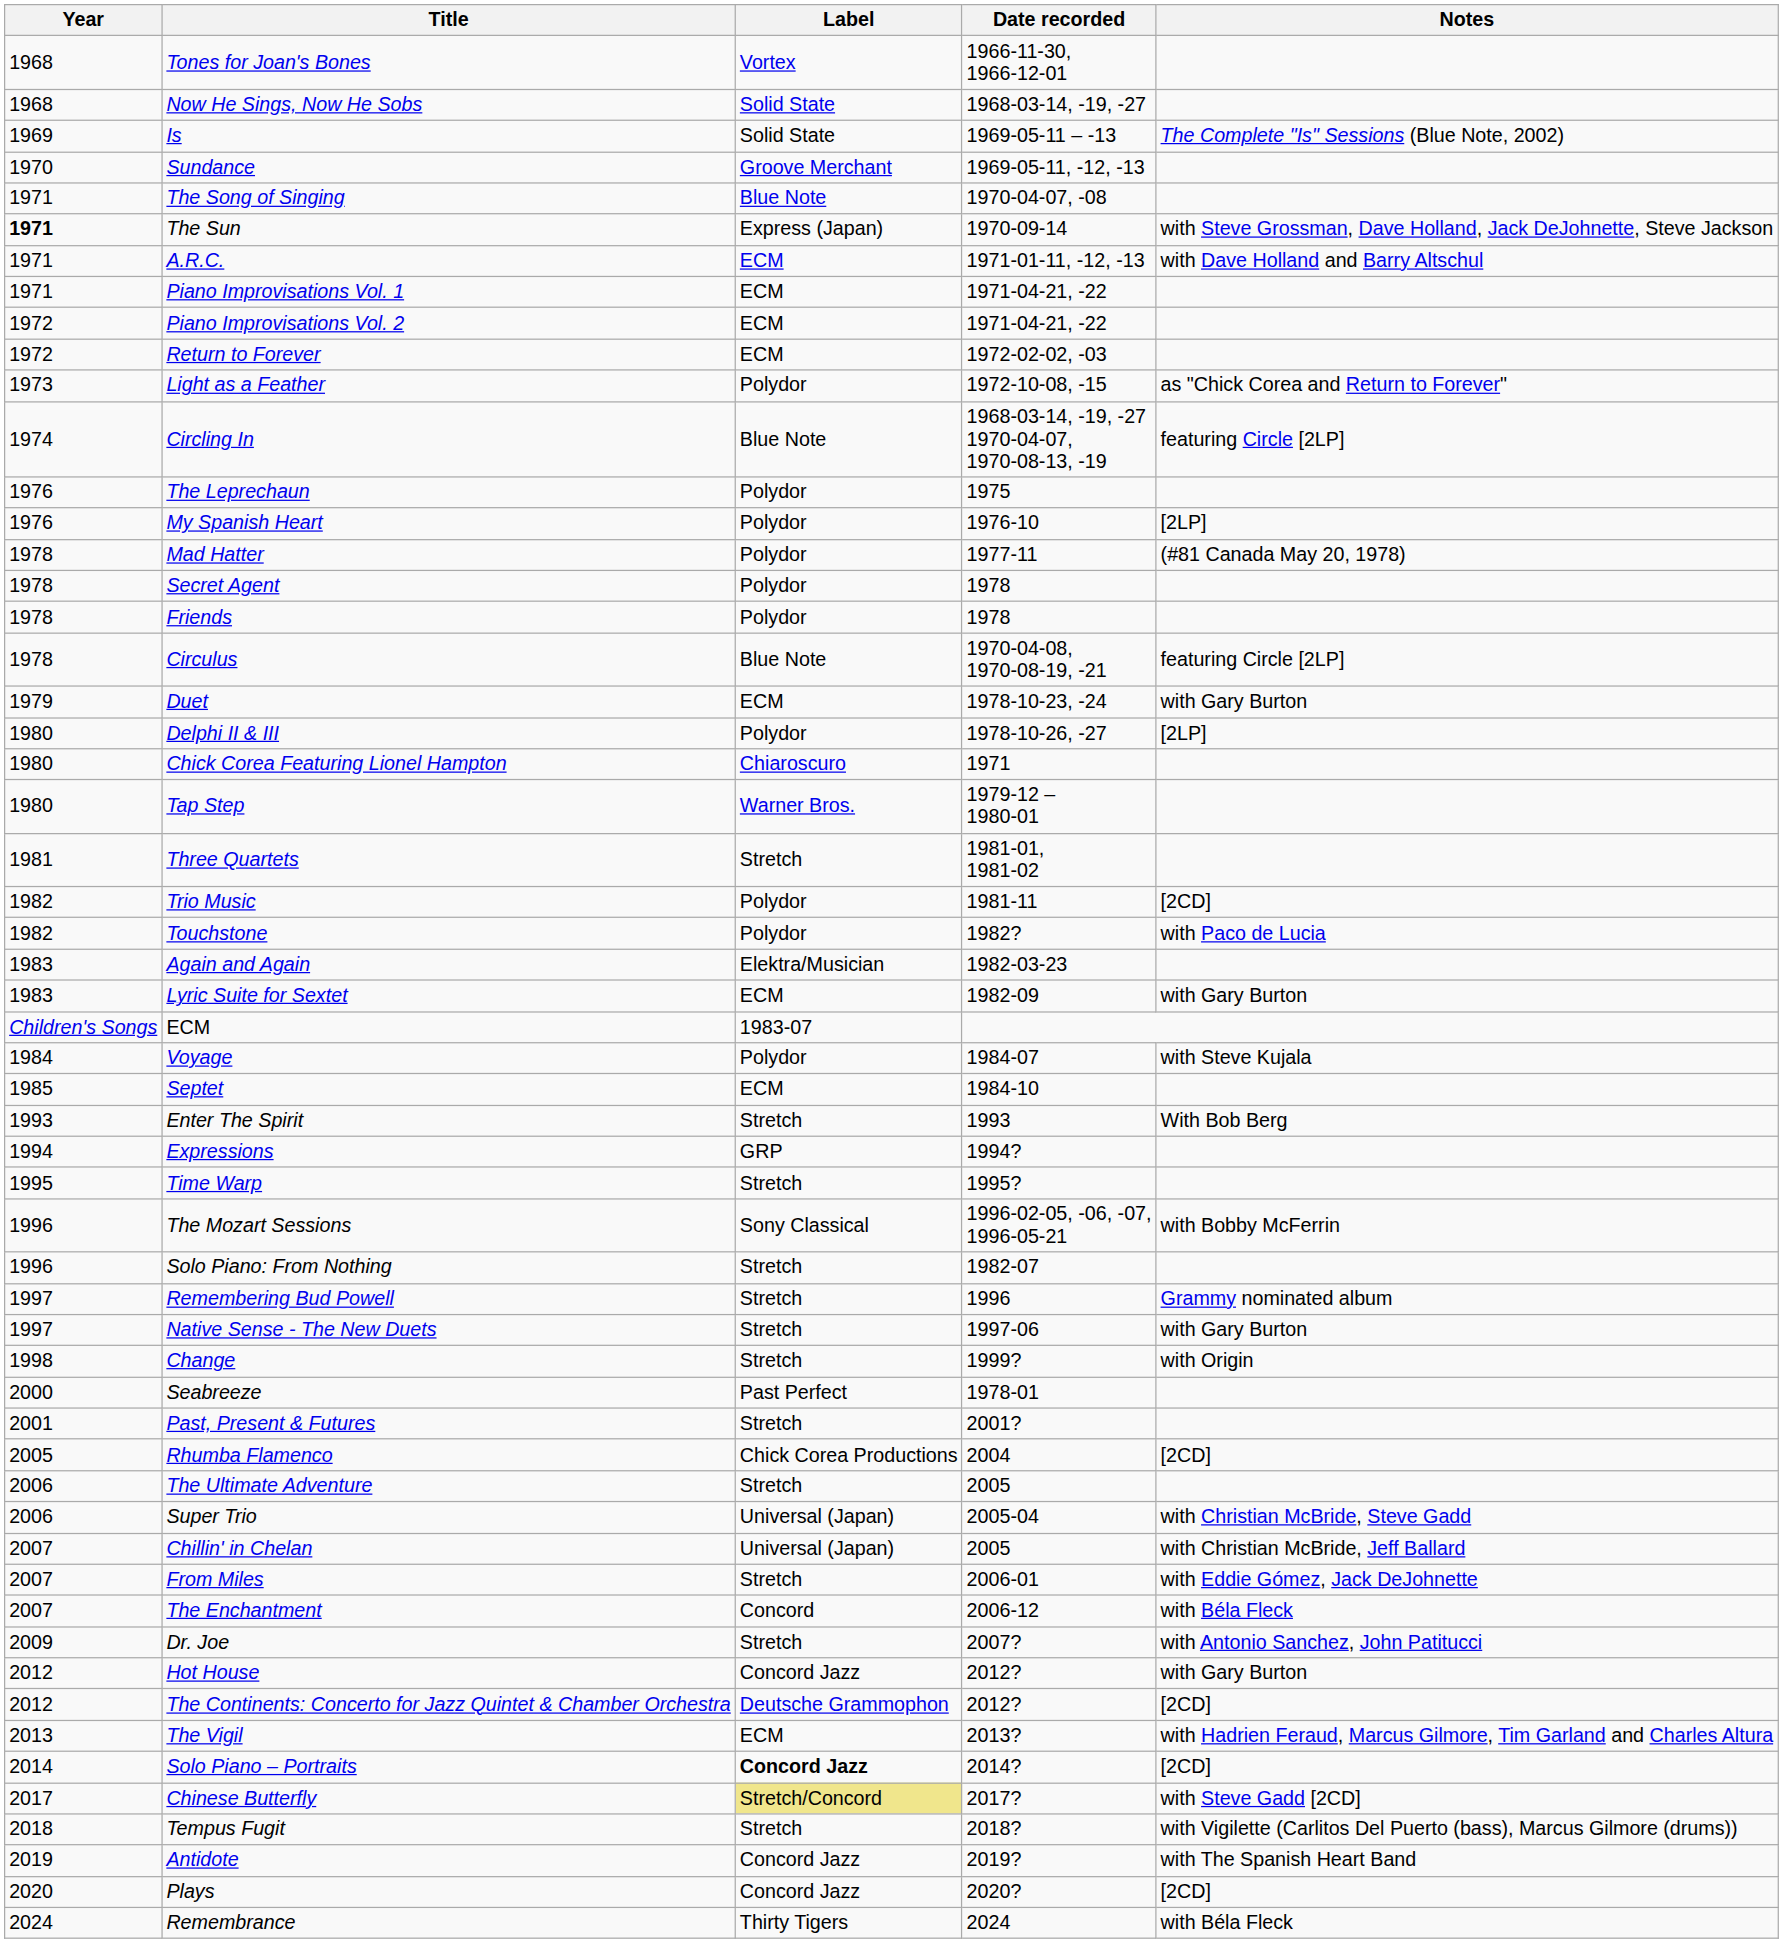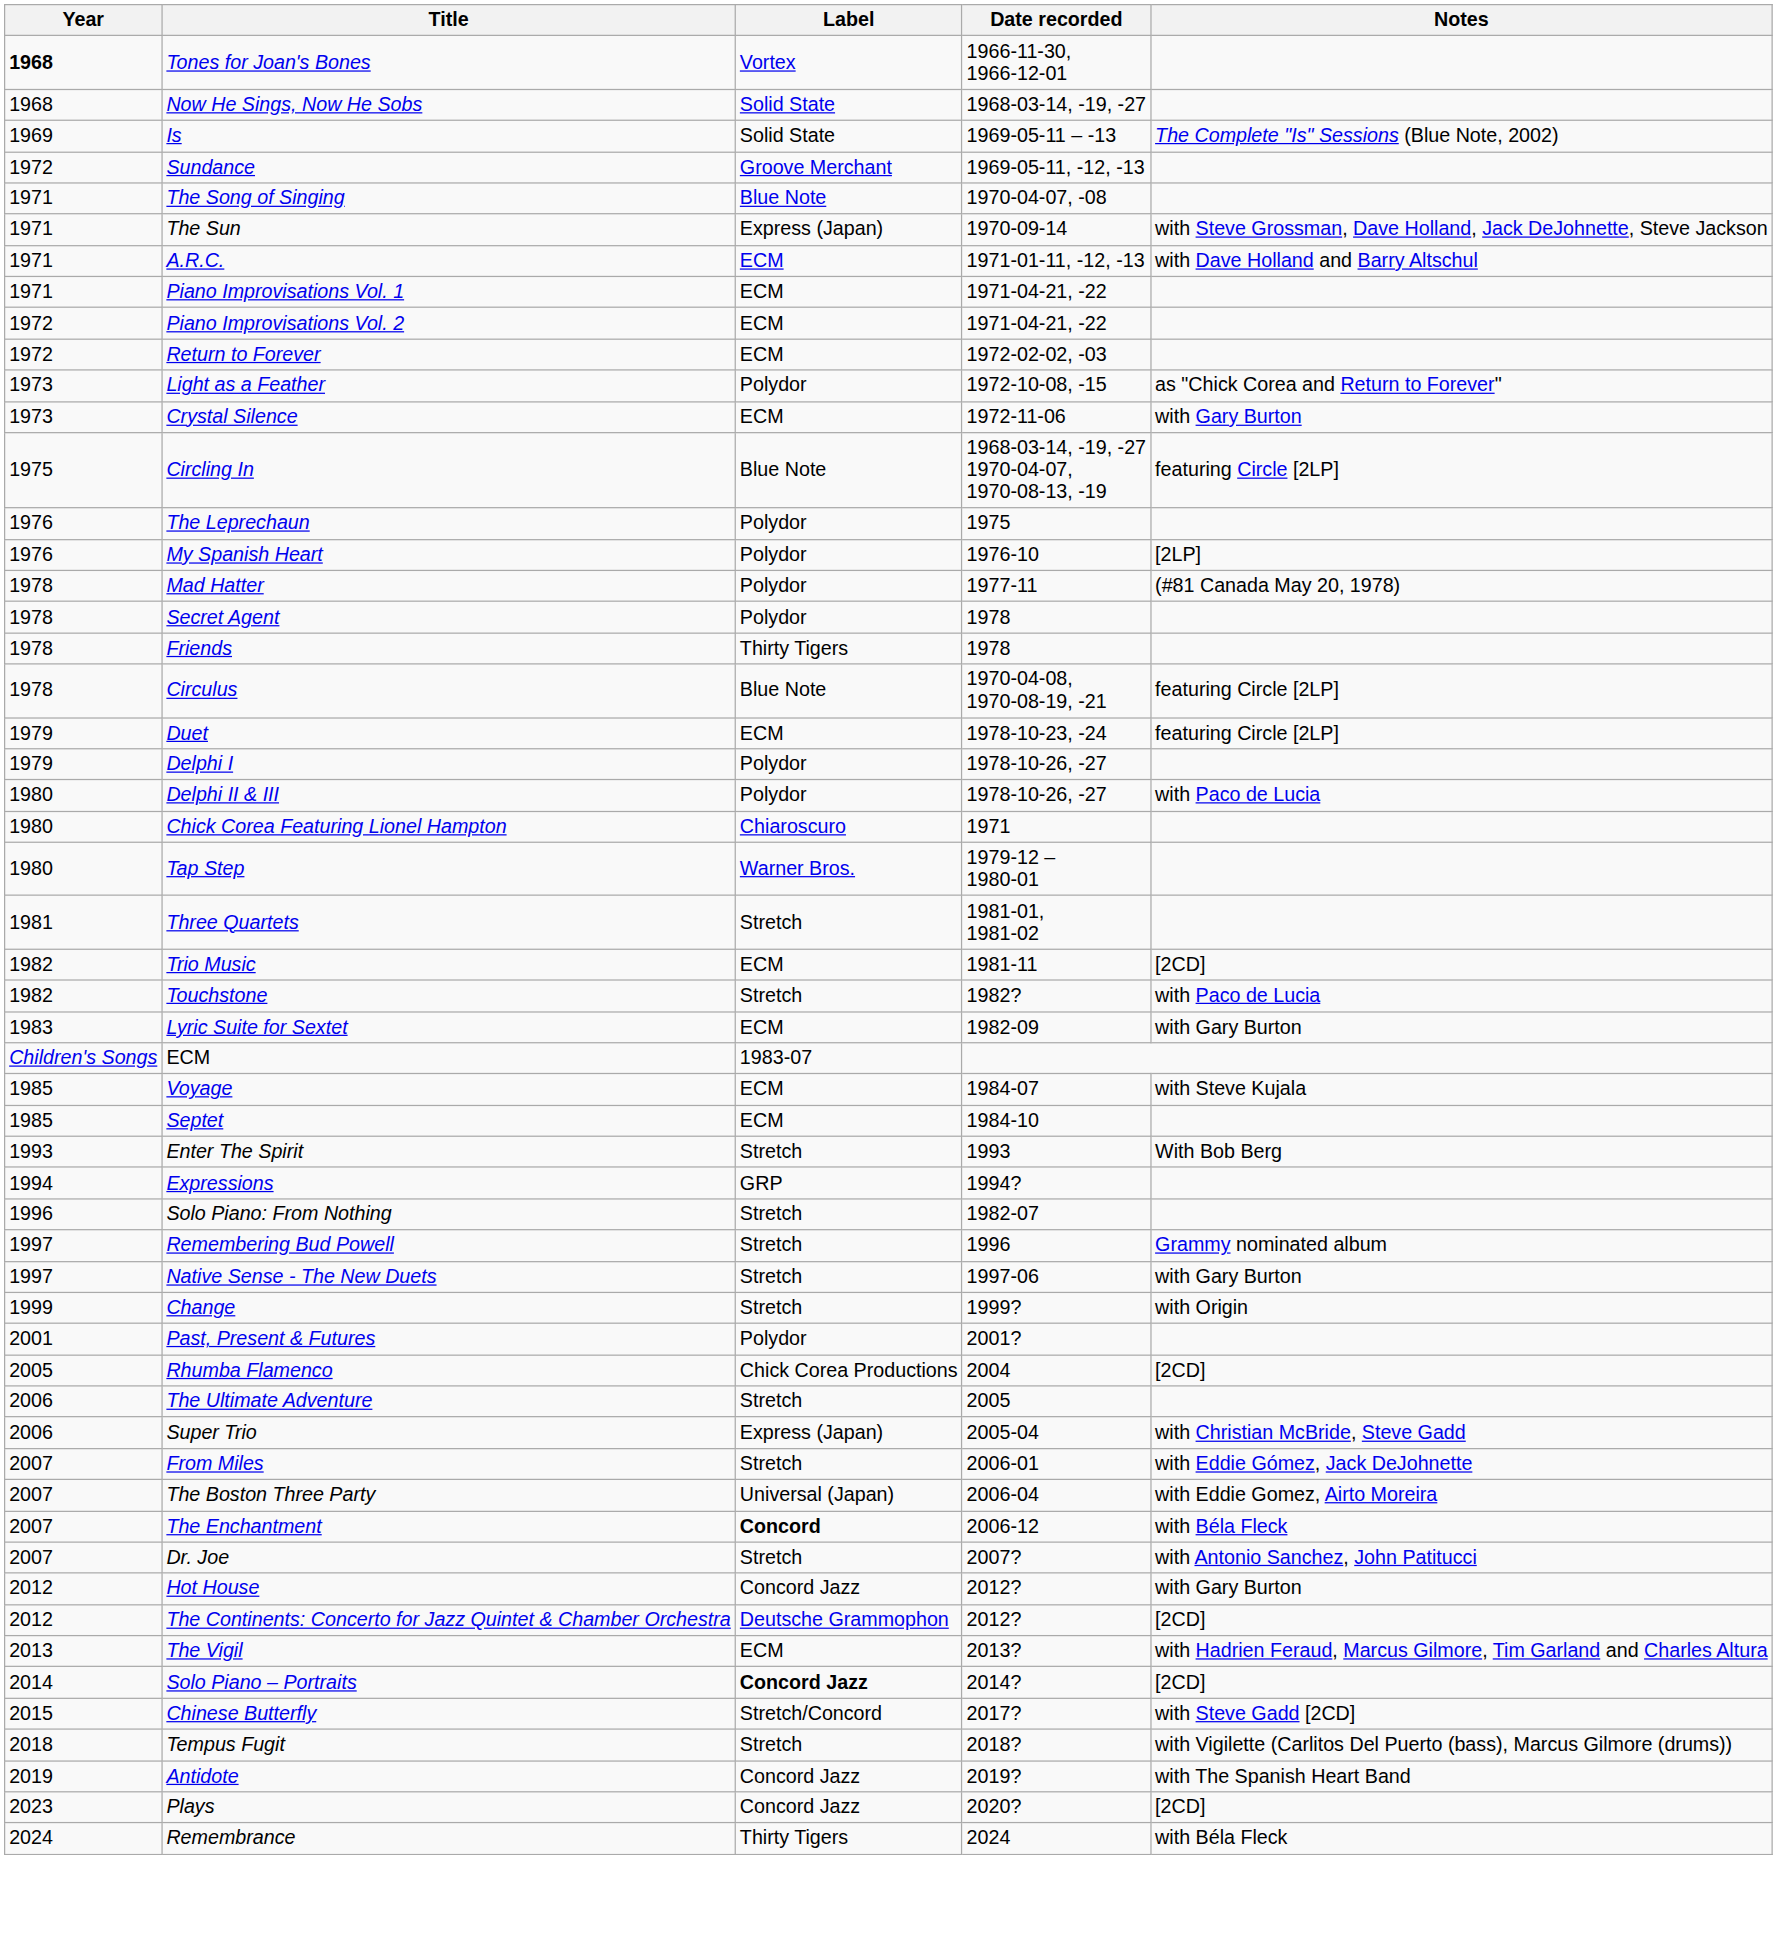(31, 62) normal -> (31, 62) bold
(31, 167) 1970 -> (31, 167) 1972
(31, 229) bold -> (31, 229) normal
+ row: (232, 416)
(31, 438) 1974 -> (31, 470) 1975
(773, 617) Polydor -> (794, 648) Thirty Tigers
(1234, 701) with Gary Burton -> (1247, 732) featuring Circle [2LP]
+ row: (200, 764)
(1184, 732) [2LP] -> (1238, 795) with Paco de Lucia
(773, 902) Polydor -> (762, 964) ECM
(773, 933) Polydor -> (771, 995) Stretch
- row: (238, 964)
(31, 1058) 1984 -> (31, 1089) 1985
(773, 1058) Polydor -> (762, 1089) ECM
- row: (214, 1182)
- row: (259, 1225)
(31, 1361) 1998 -> (31, 1307) 1999
- row: (214, 1392)
(771, 1423) Stretch -> (773, 1338) Polydor
(817, 1517) Universal (Japan) -> (812, 1432) Express (Japan)
- row: (239, 1548)
+ row: (271, 1495)
(777, 1610) normal -> (780, 1526) bold
(31, 1642) 2009 -> (31, 1557) 2007
(31, 1798) 2017 -> (31, 1713) 2015
(811, 1798) khaki background -> (811, 1713) no background
(31, 1891) 2020 -> (31, 1807) 2023
